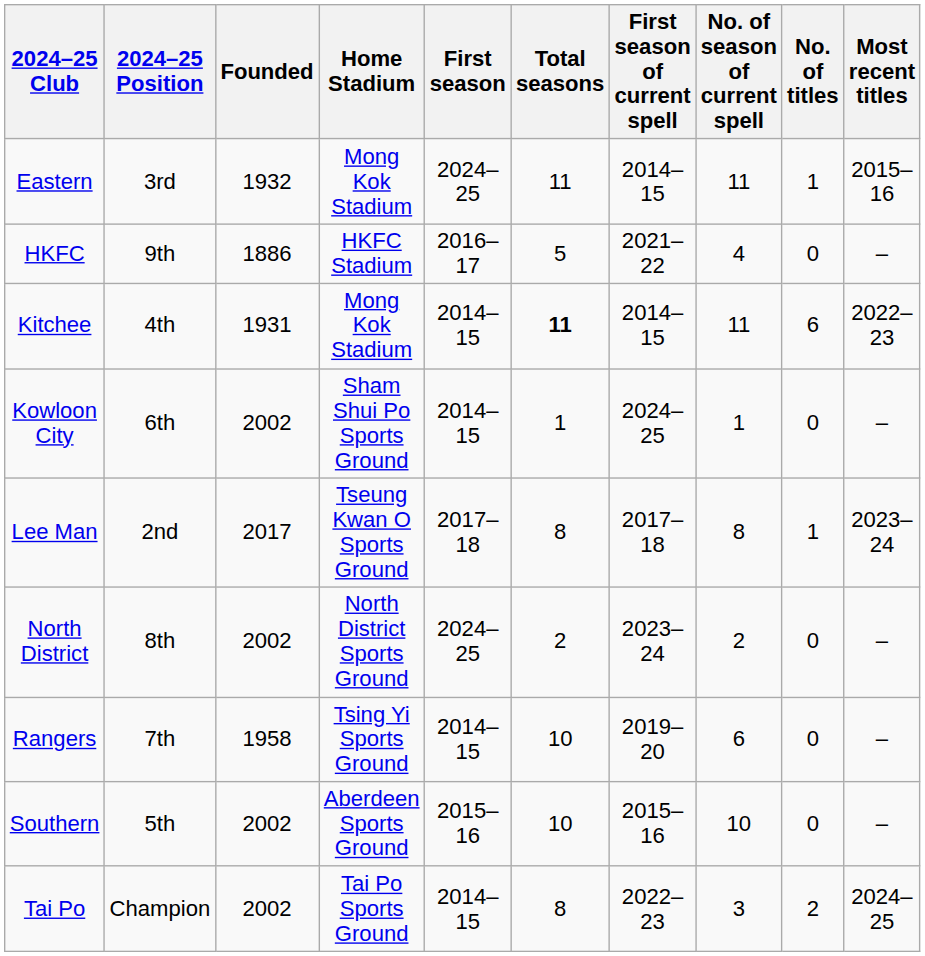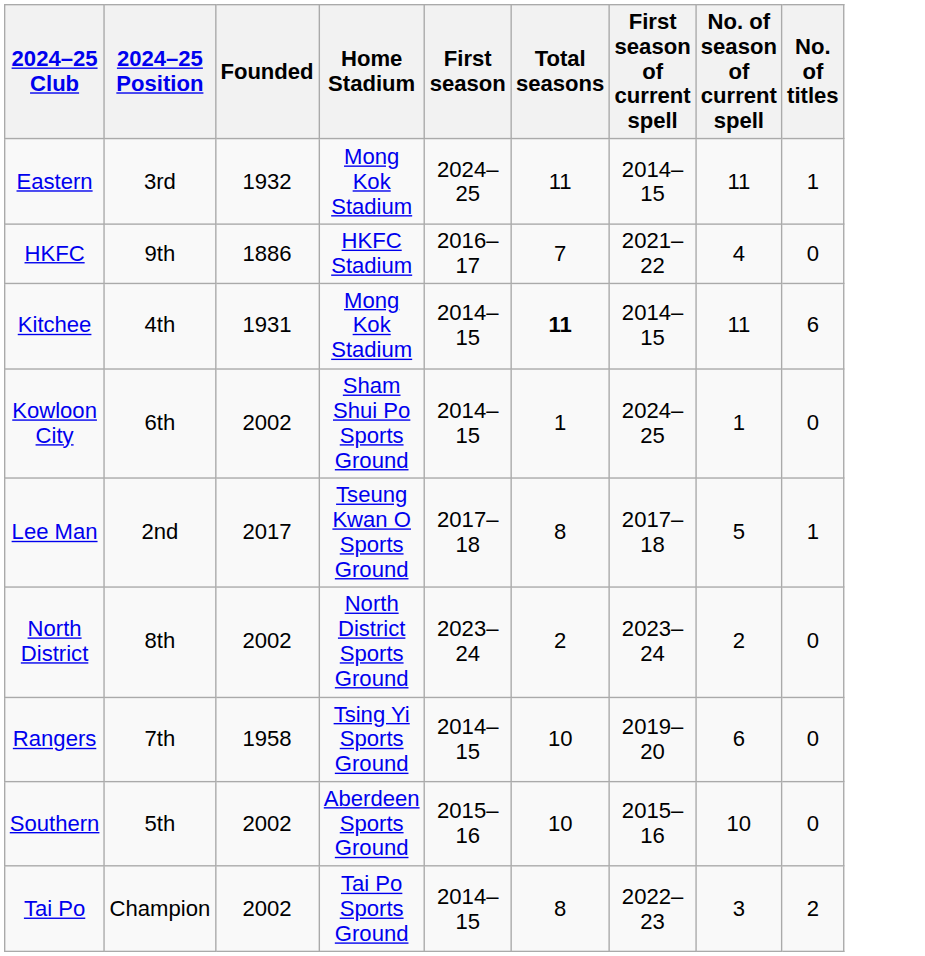- column: (882, 71)
(560, 253) 5 -> (560, 253) 7
(739, 532) 8 -> (739, 532) 5
(468, 641) 2024–25 -> (468, 641) 2023–24
